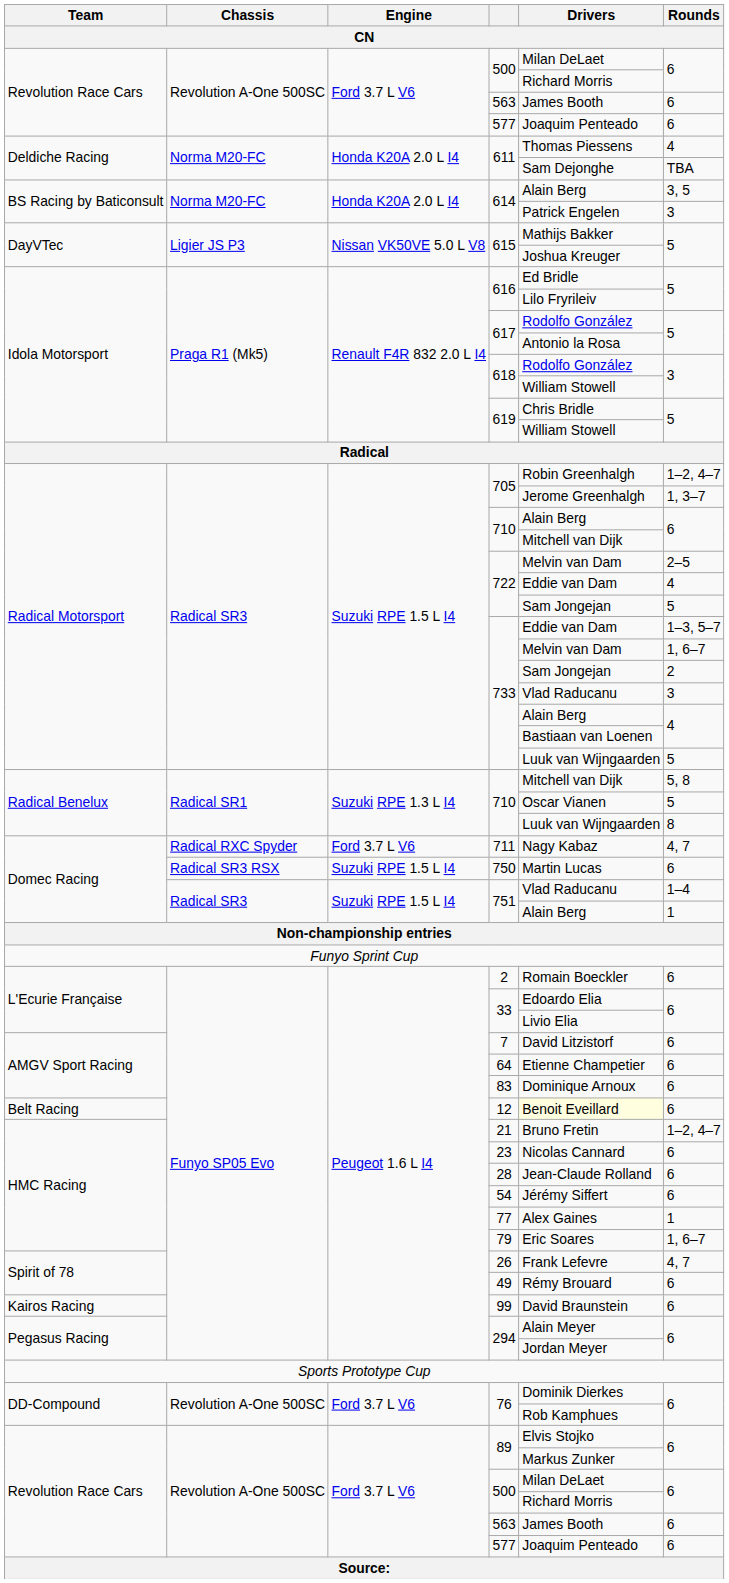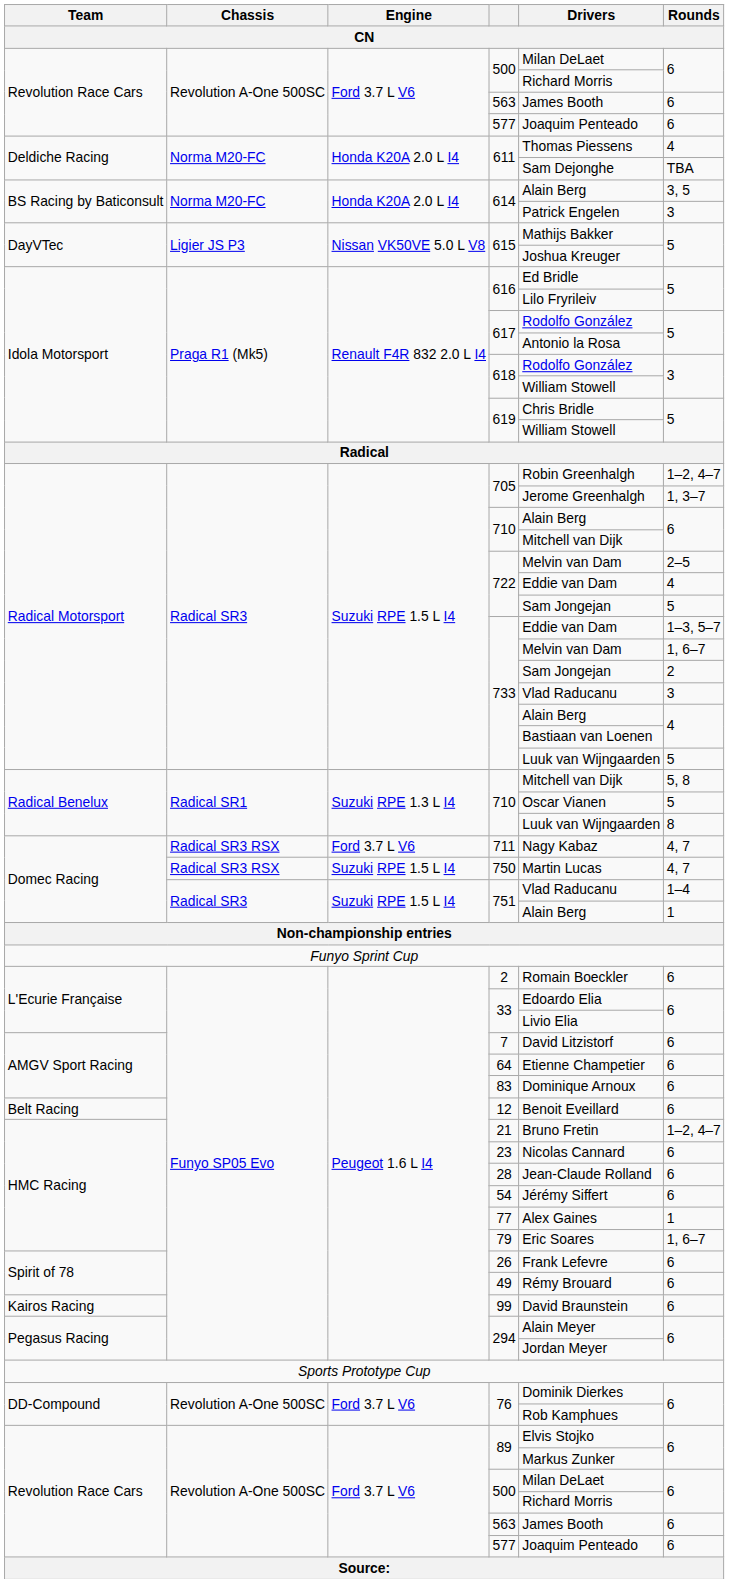(234, 846) Radical RXC Spyder -> (225, 846) Radical SR3 RSX
(671, 868) 6 -> (678, 868) 4, 7
(570, 1108) lightyellow background -> (570, 1108) no background
(678, 1261) 4, 7 -> (671, 1261) 6
